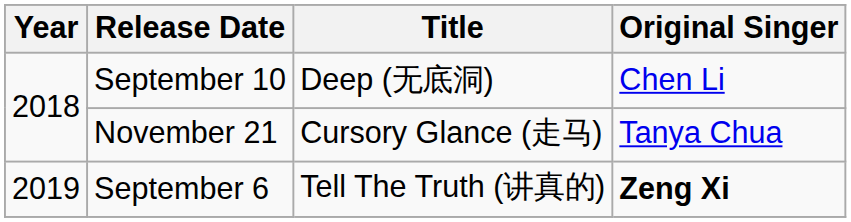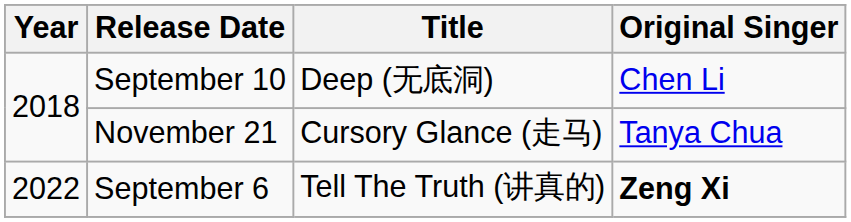(46, 188) 2019 -> (46, 188) 2022
